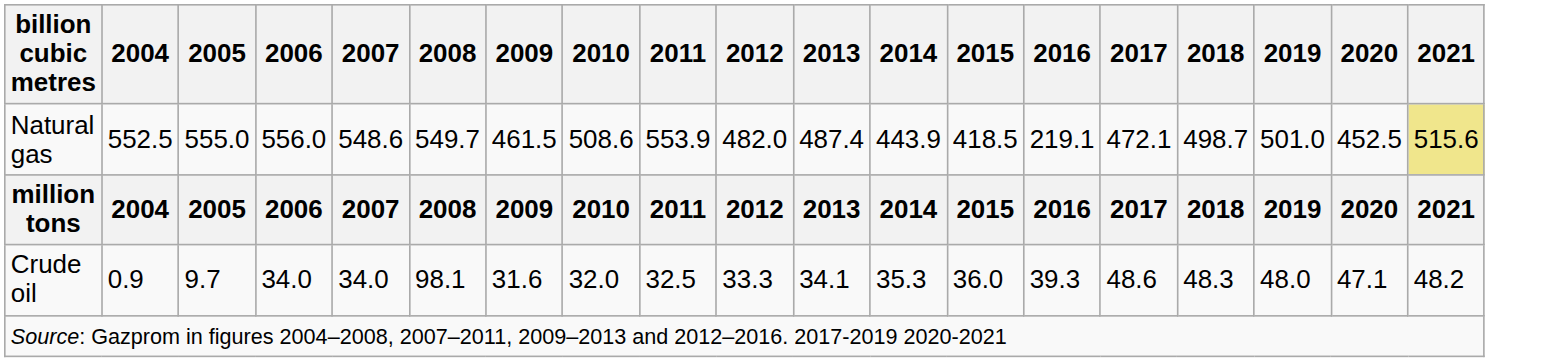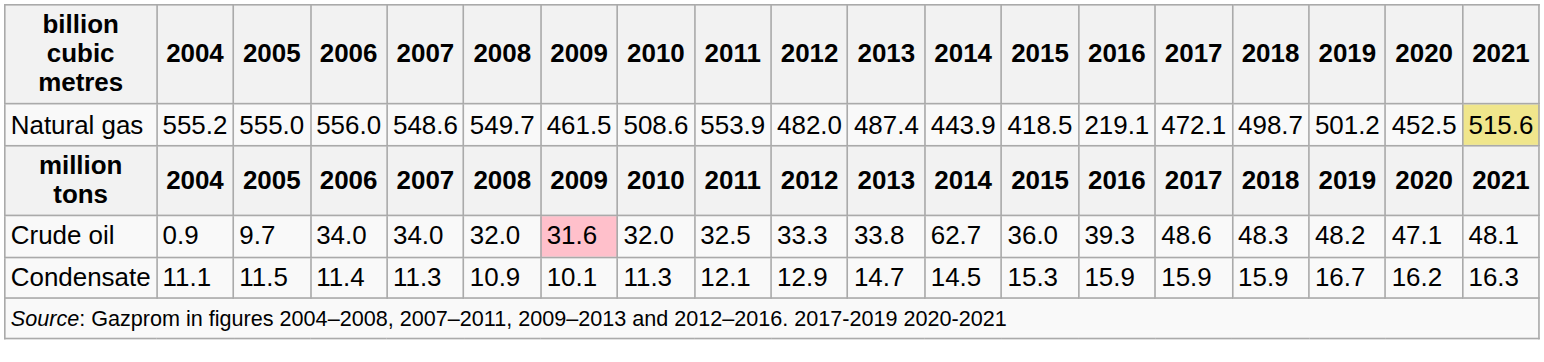(140, 139) 552.5 -> (195, 124) 555.2
(1293, 139) 501.0 -> (1347, 124) 501.2
(440, 279) 98.1 -> (495, 235) 32.0
(517, 279) no background -> (572, 235) pink background
(824, 279) 34.1 -> (879, 235) 33.8
(901, 279) 35.3 -> (956, 235) 62.7
(1285, 279) 48.0 -> (1340, 235) 48.2
(1439, 279) 48.2 -> (1494, 235) 48.1
+ row: (81, 276)
